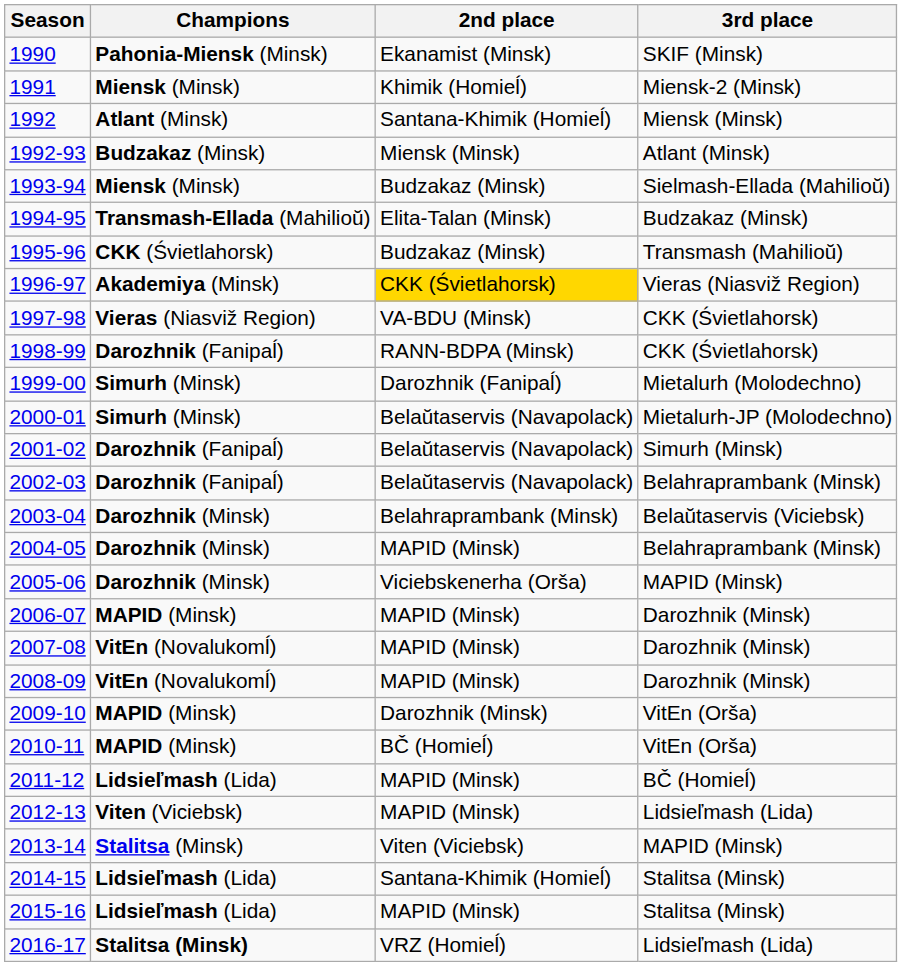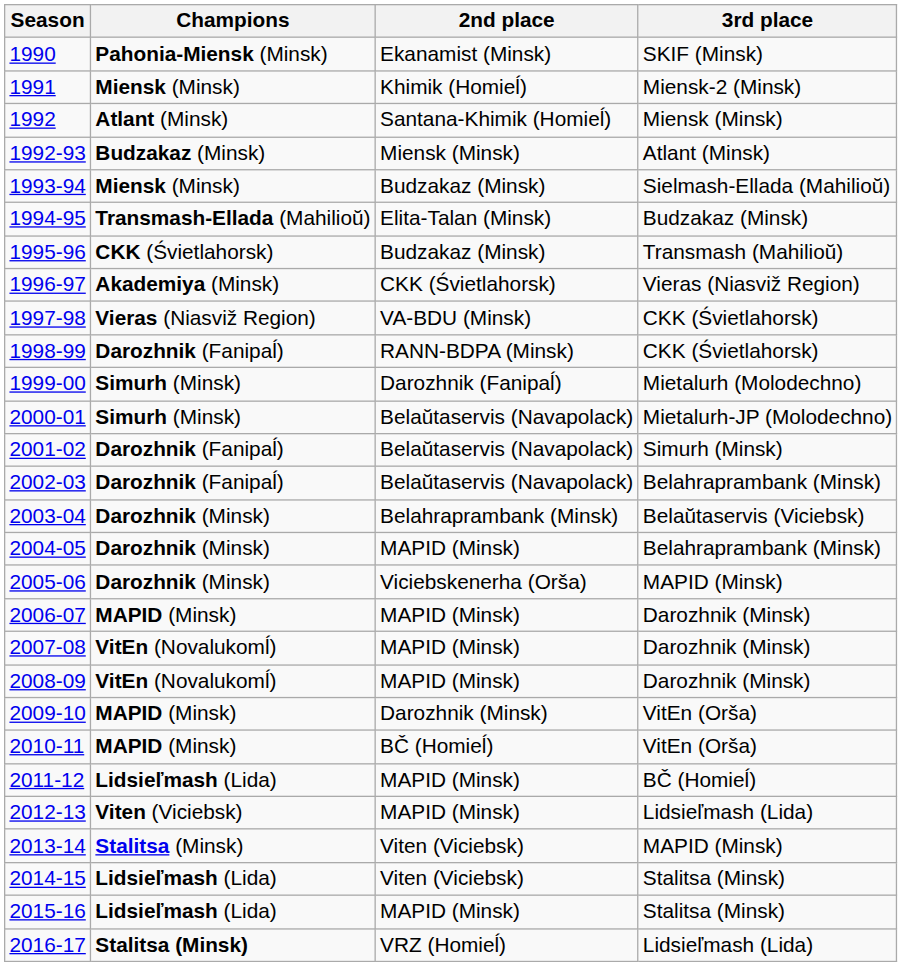(468, 284) gold background -> (468, 284) no background
(496, 878) Santana-Khimik (Homieĺ) -> (452, 878) Viten (Viciebsk)
